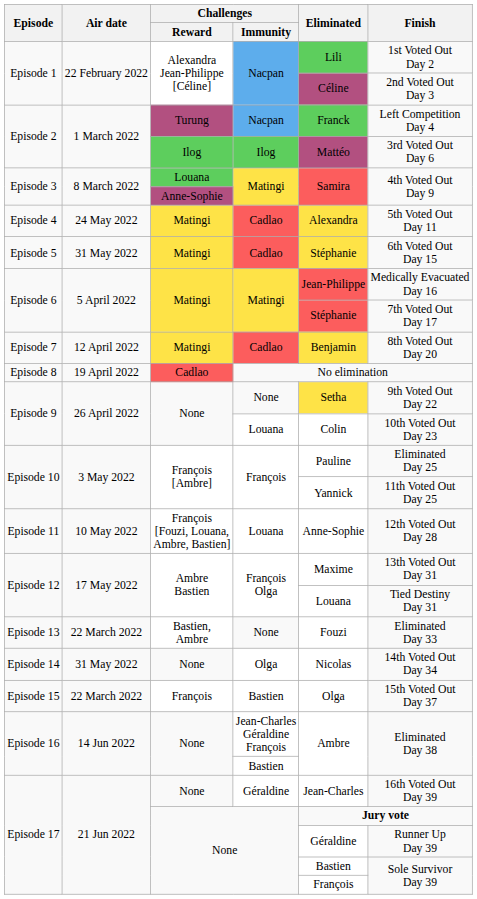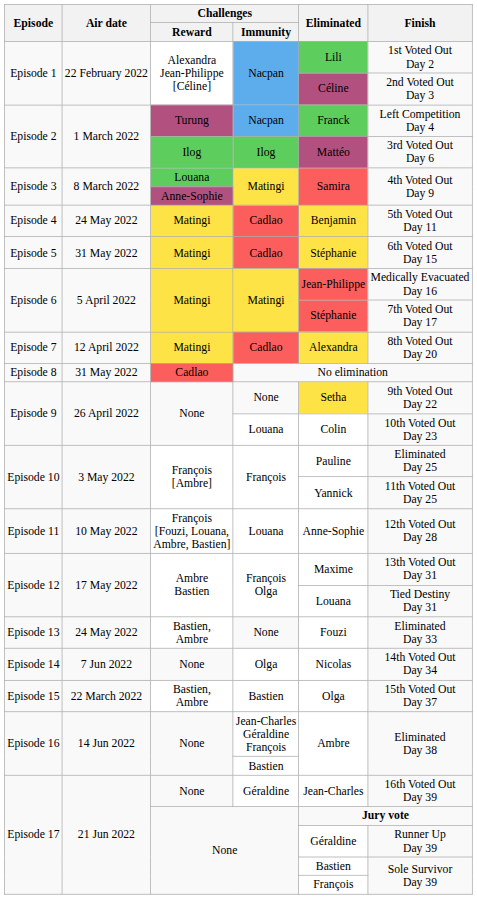(333, 221) Alexandra -> (333, 221) Benjamin
(333, 347) Benjamin -> (333, 347) Alexandra
(106, 372) 19 April 2022 -> (106, 372) 31 May 2022
(106, 632) 22 March 2022 -> (106, 632) 24 May 2022
(106, 664) 31 May 2022 -> (106, 664) 7 Jun 2022
(192, 696) François -> (192, 696) Bastien, Ambre
